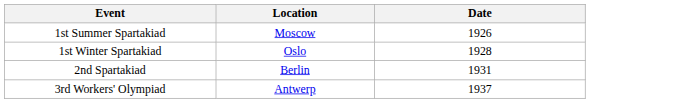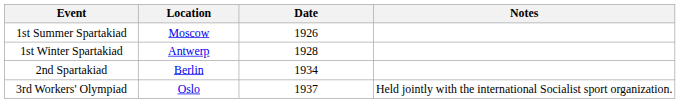+ column: (524, 13)
(295, 51) Oslo -> (189, 51) Antwerp
(480, 70) 1931 -> (306, 70) 1934
(295, 88) Antwerp -> (189, 88) Oslo
